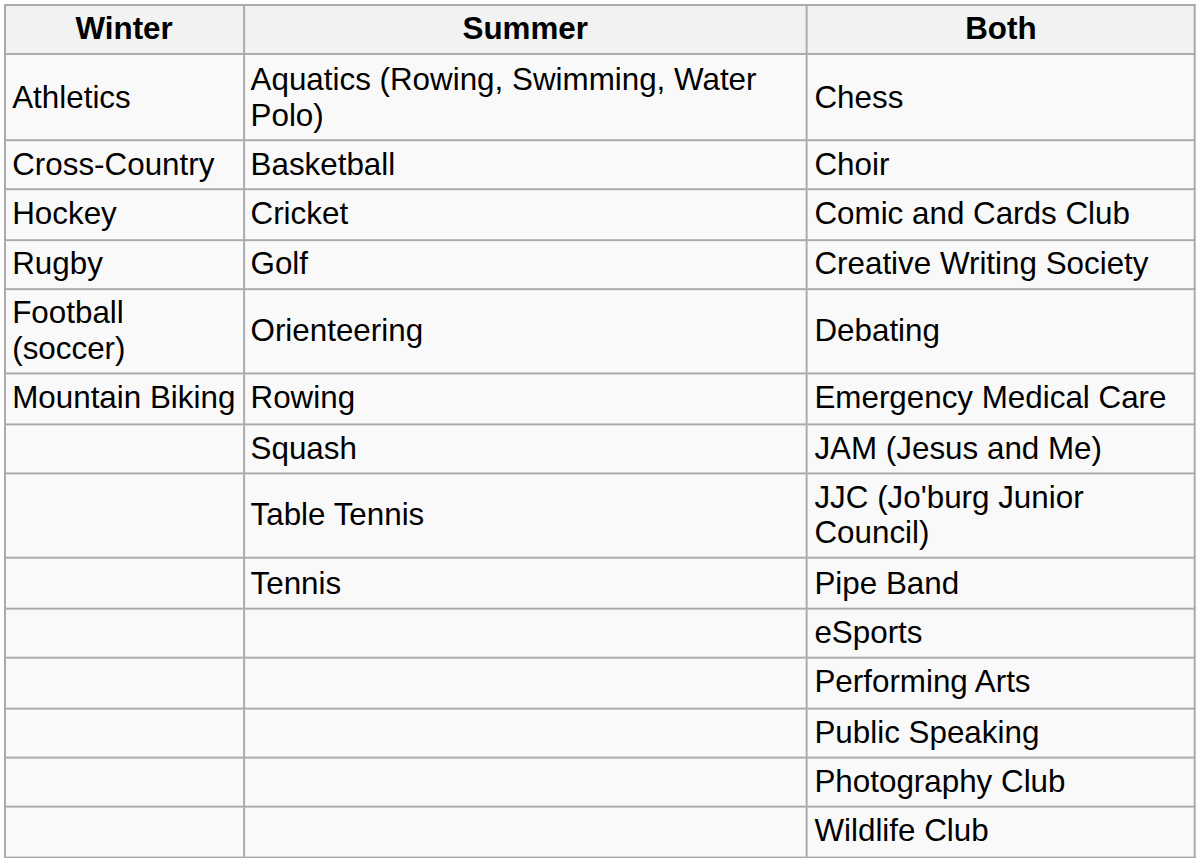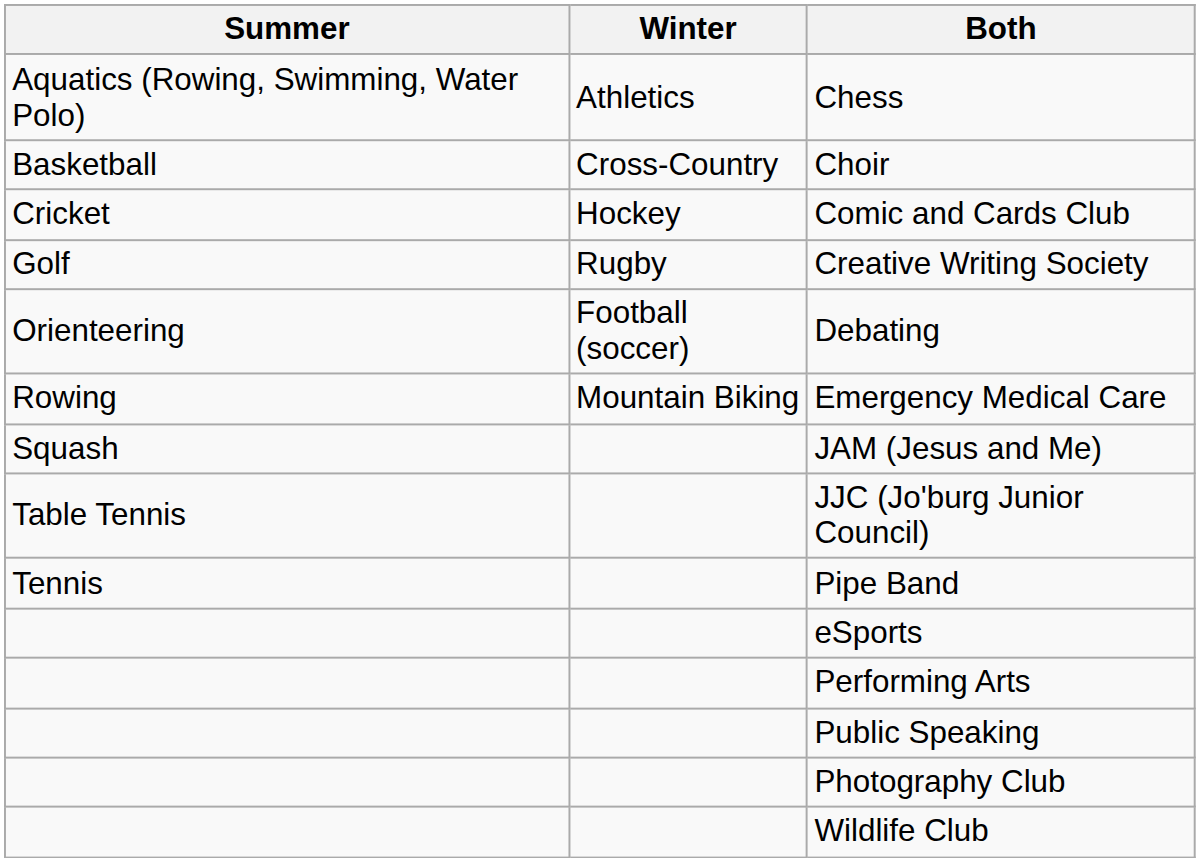columns swapped: (525, 29) <-> (124, 29)
